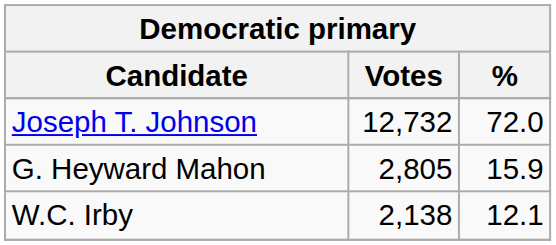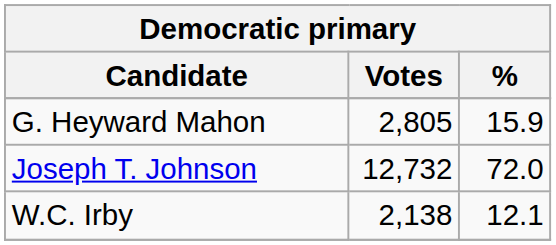rows swapped: (134, 122) <-> (139, 169)
